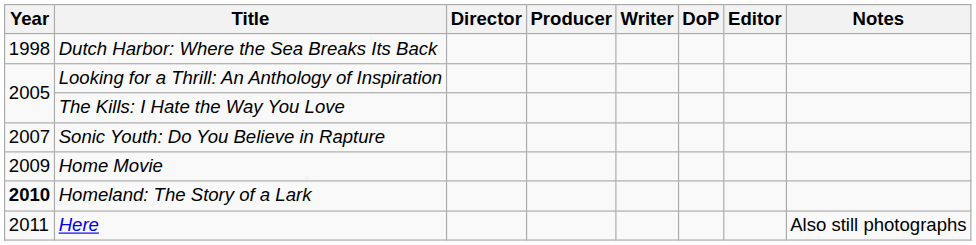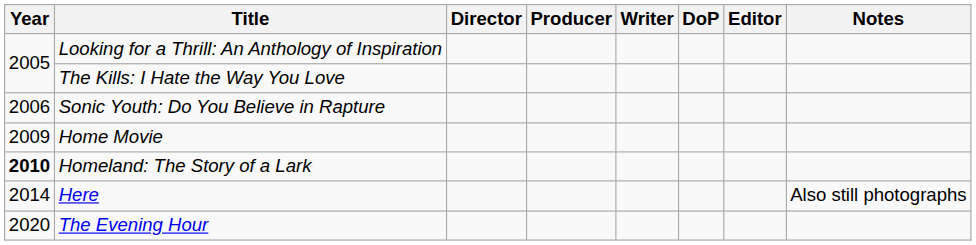- row: (248, 48)
(30, 136) 2007 -> (30, 107) 2006
(29, 225) 2011 -> (30, 195) 2014
+ row: (134, 225)
